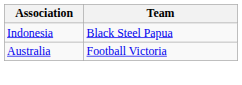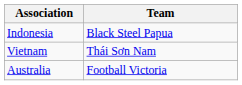+ row: (27, 51)
